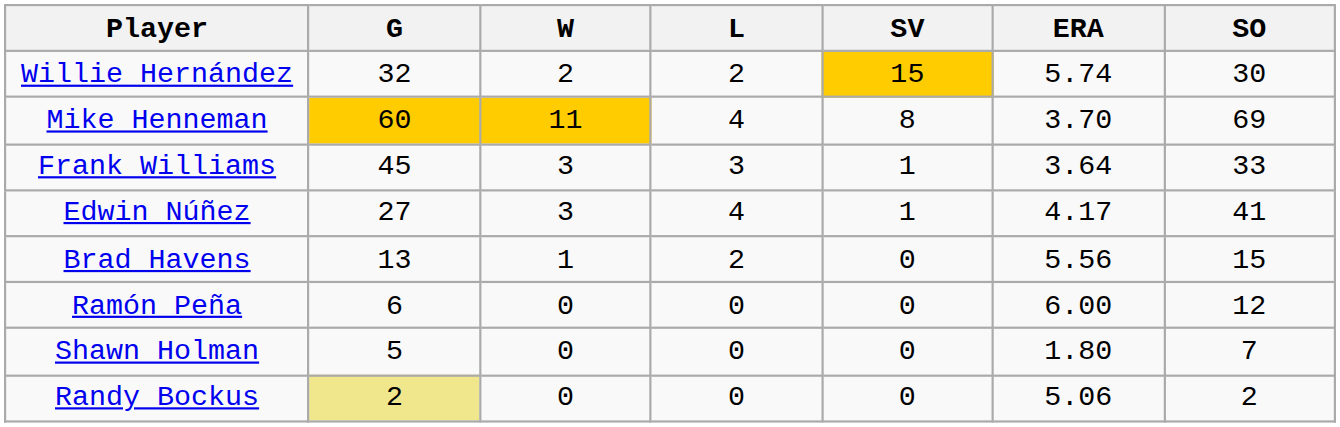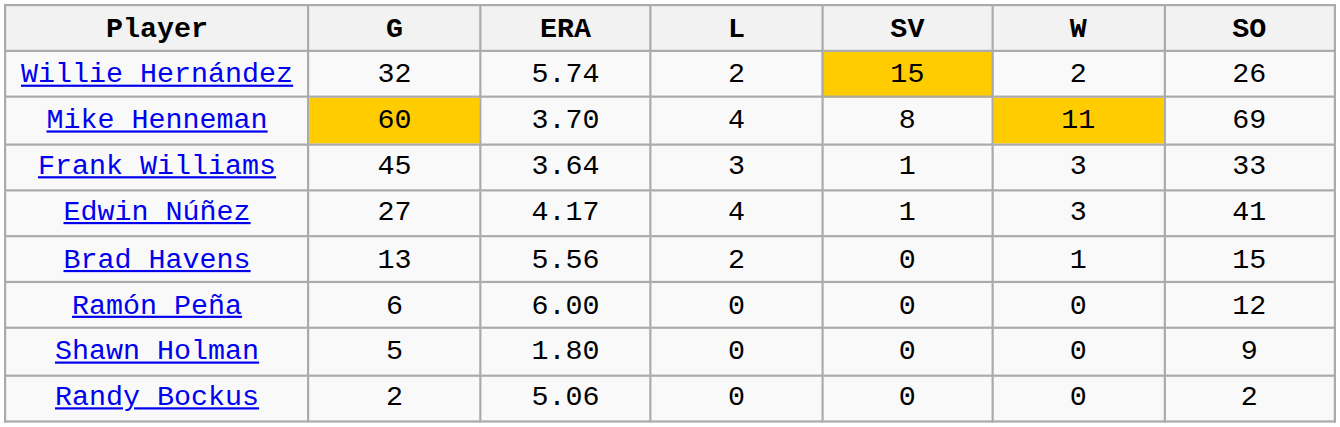columns swapped: (565, 28) <-> (1078, 28)
(1249, 74) 30 -> (1249, 74) 26
(1249, 352) 7 -> (1249, 352) 9
(394, 398) khaki background -> (394, 398) no background
